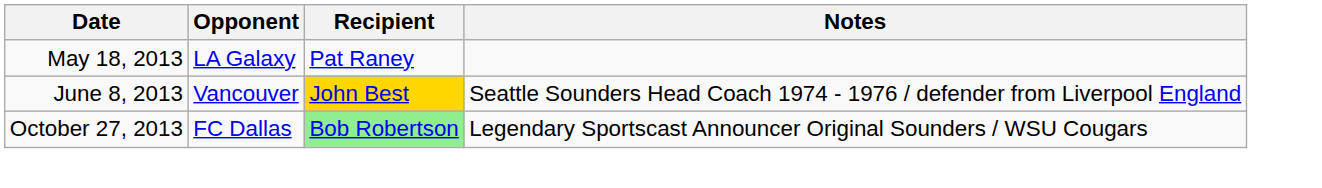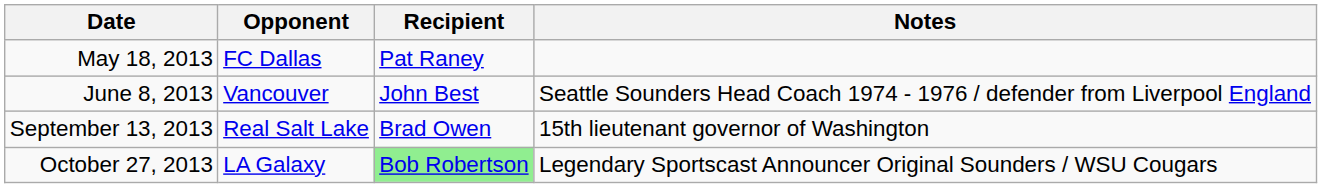(244, 57) LA Galaxy -> (272, 57) FC Dallas
(359, 93) gold background -> (429, 93) no background
+ row: (111, 128)
(242, 128) FC Dallas -> (274, 164) LA Galaxy
